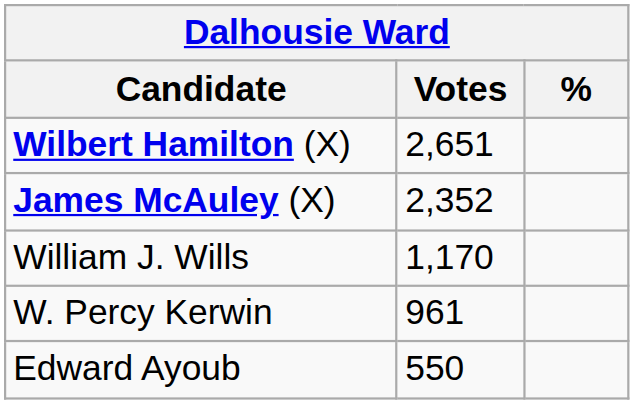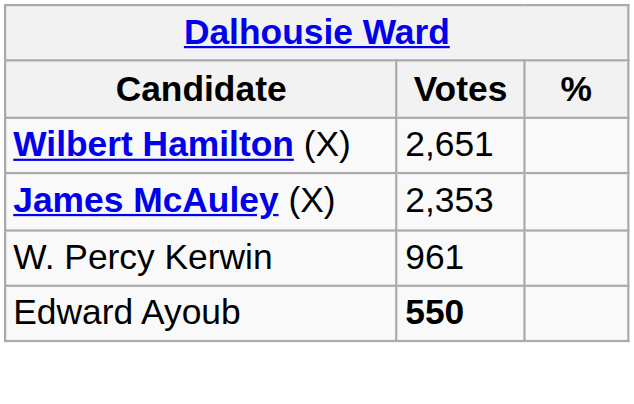(450, 200) 2,352 -> (450, 200) 2,353
- row: (131, 256)
(435, 369) normal -> (435, 312) bold
